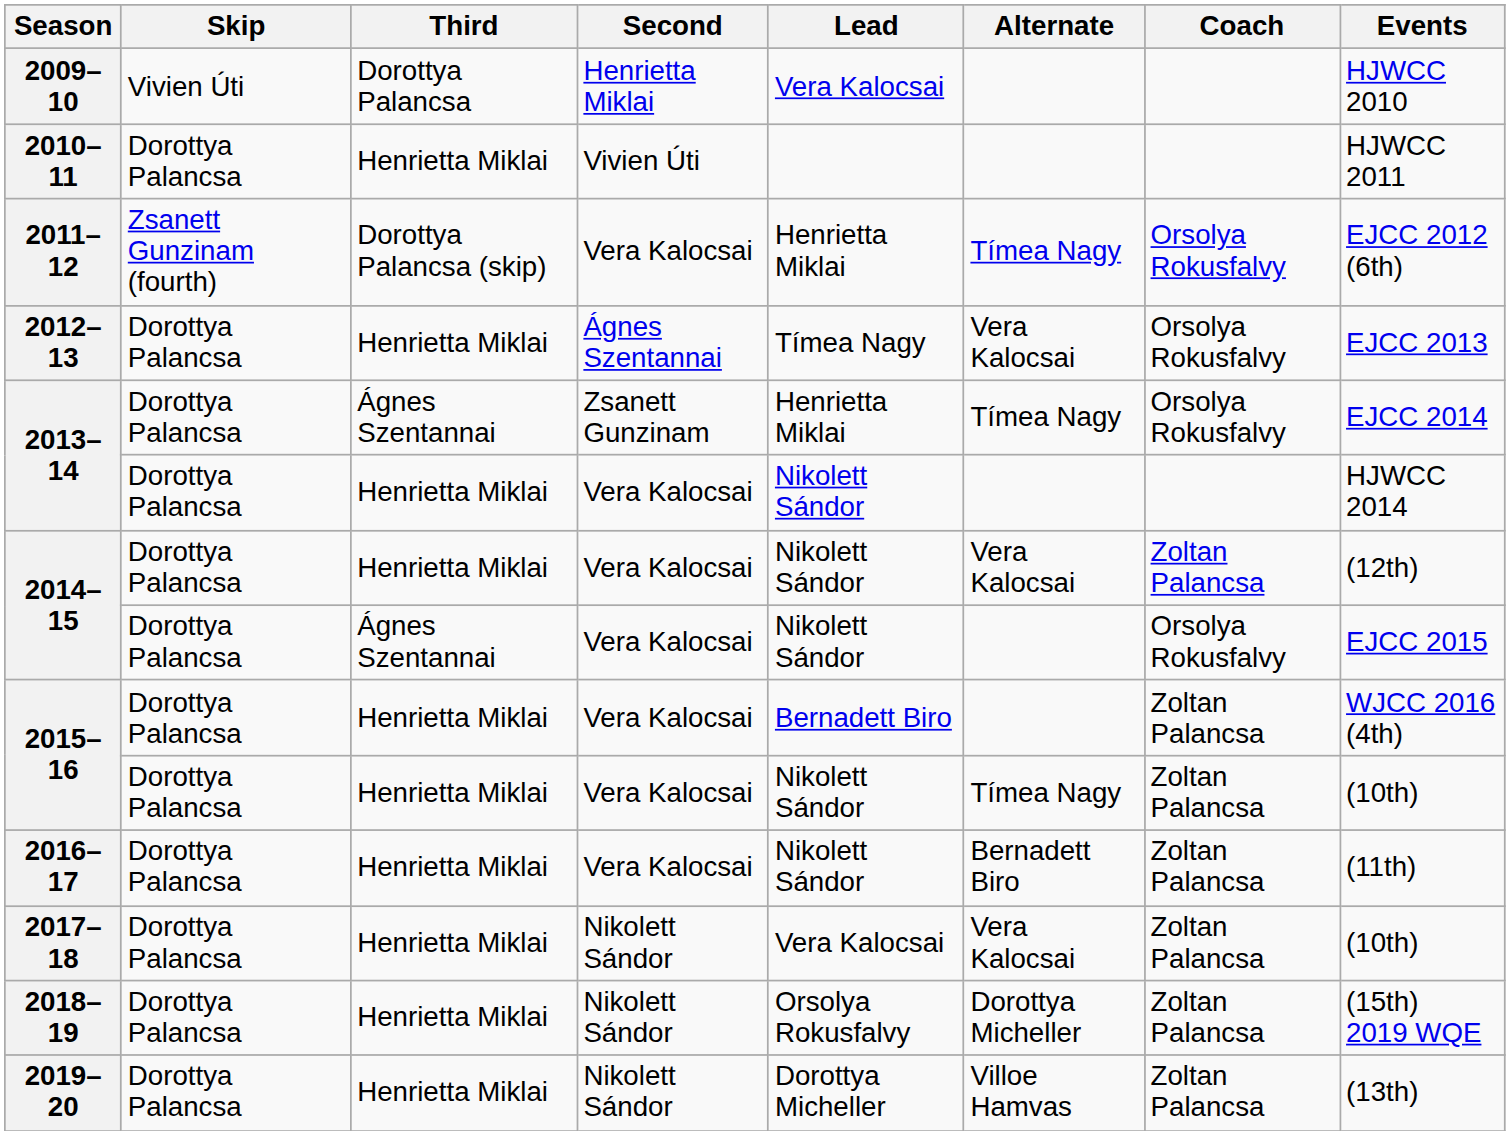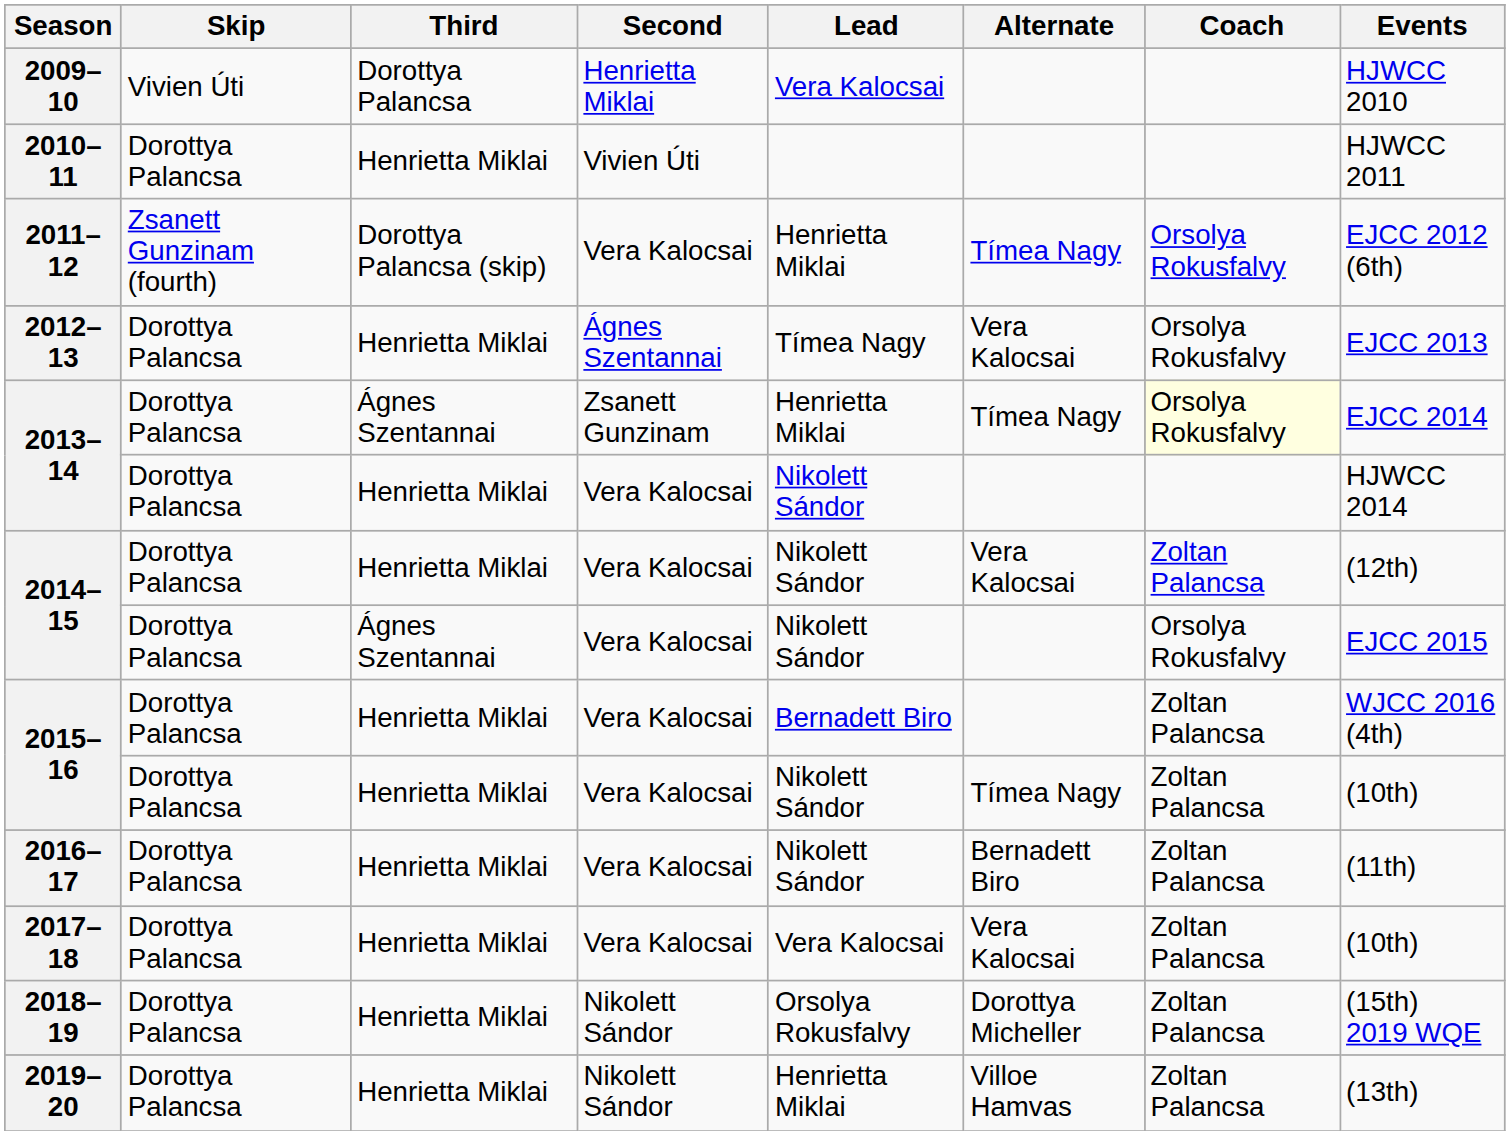(1218, 417) no background -> (1218, 417) lightyellow background
(630, 942) Nikolett Sándor -> (668, 942) Vera Kalocsai
(830, 1092) Dorottya Micheller -> (831, 1092) Henrietta Miklai
